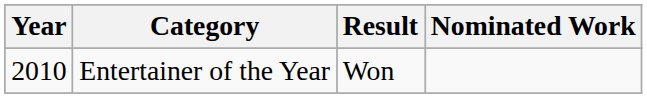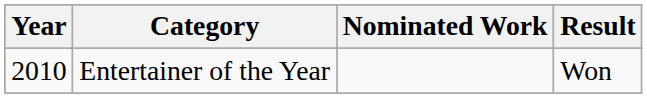columns swapped: (533, 26) <-> (380, 26)
